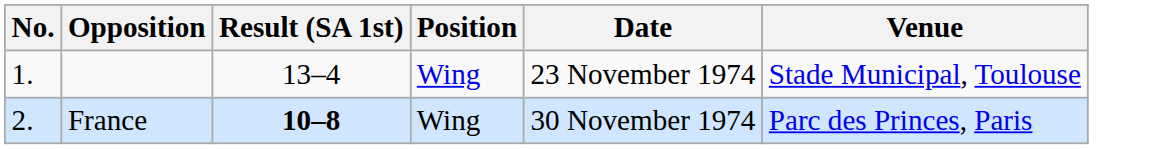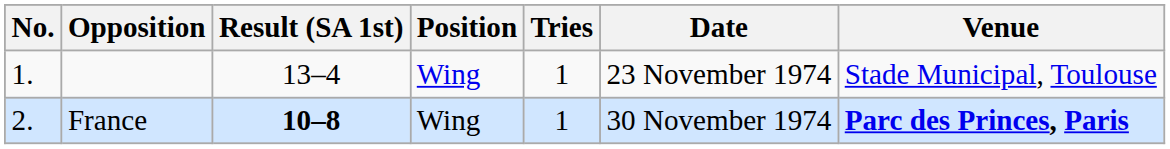+ column: (562, 27)
(901, 119) normal -> (987, 119) bold
